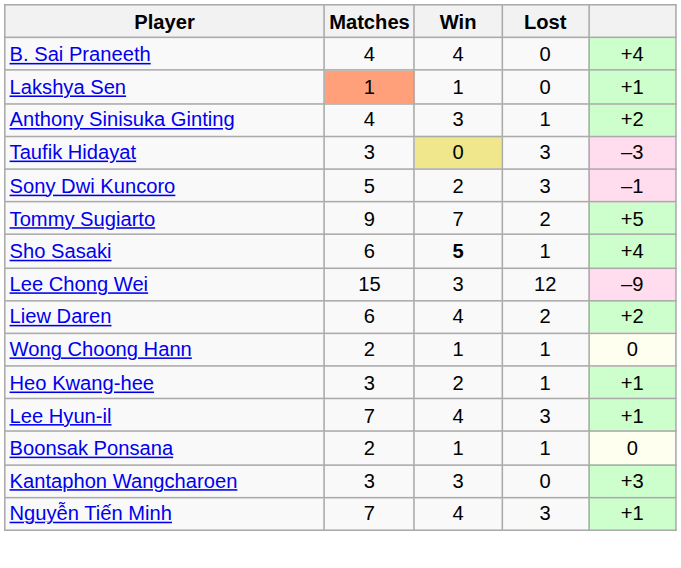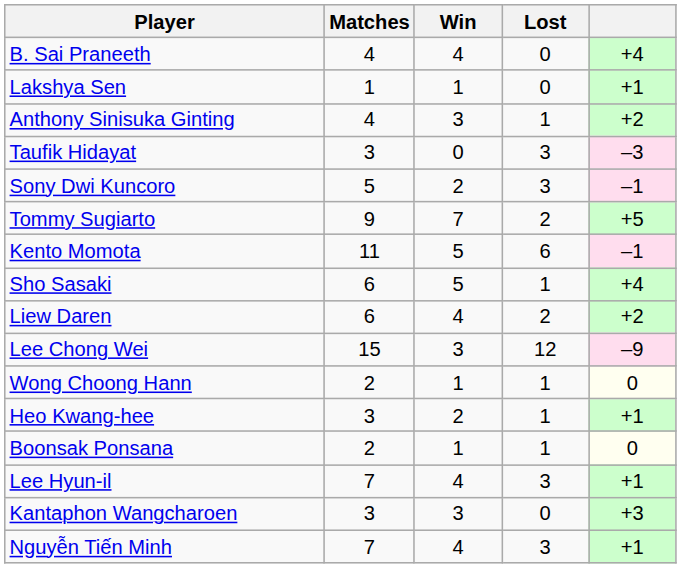(369, 87) lightsalmon background -> (369, 87) no background
(458, 153) khaki background -> (458, 153) no background
+ row: (75, 251)
(458, 251) bold -> (458, 284) normal
rows swapped: (79, 284) <-> (61, 317)
rows swapped: (61, 415) <-> (91, 448)
